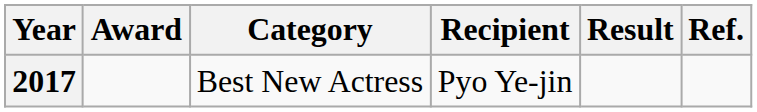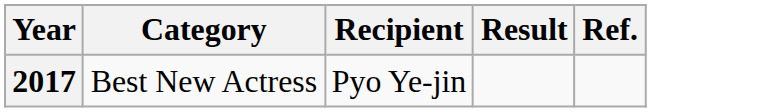- column: (136, 29)
